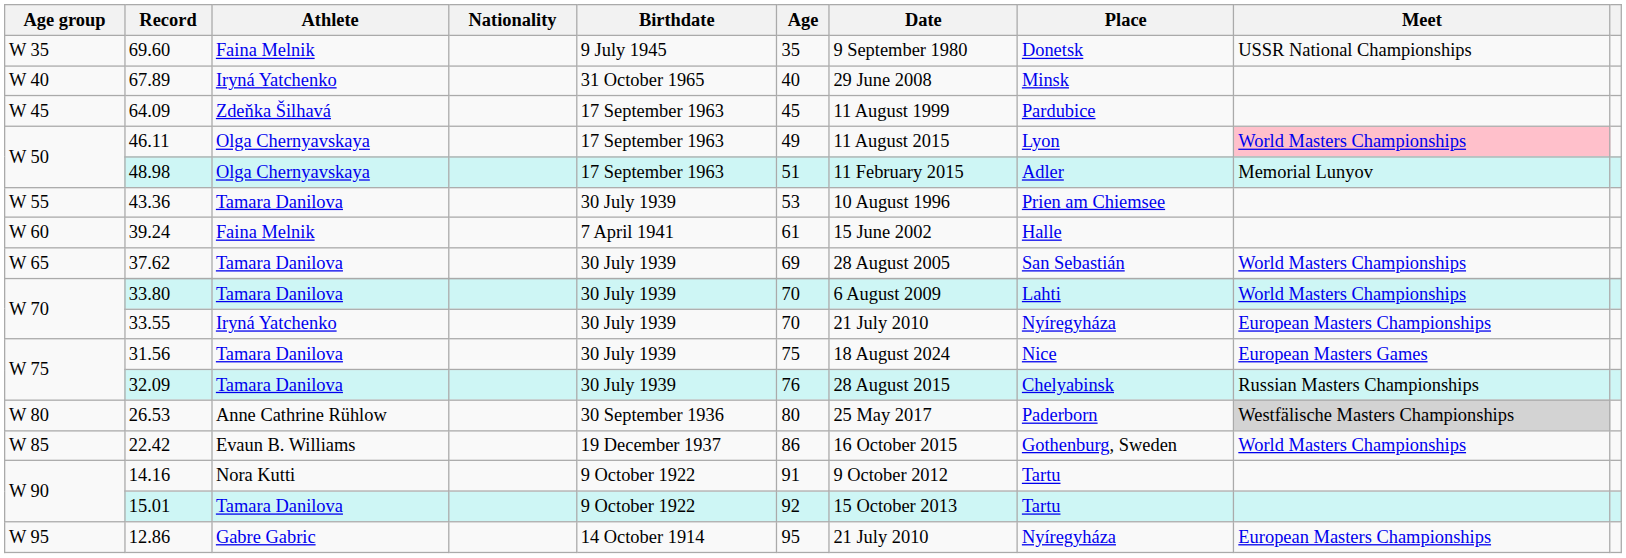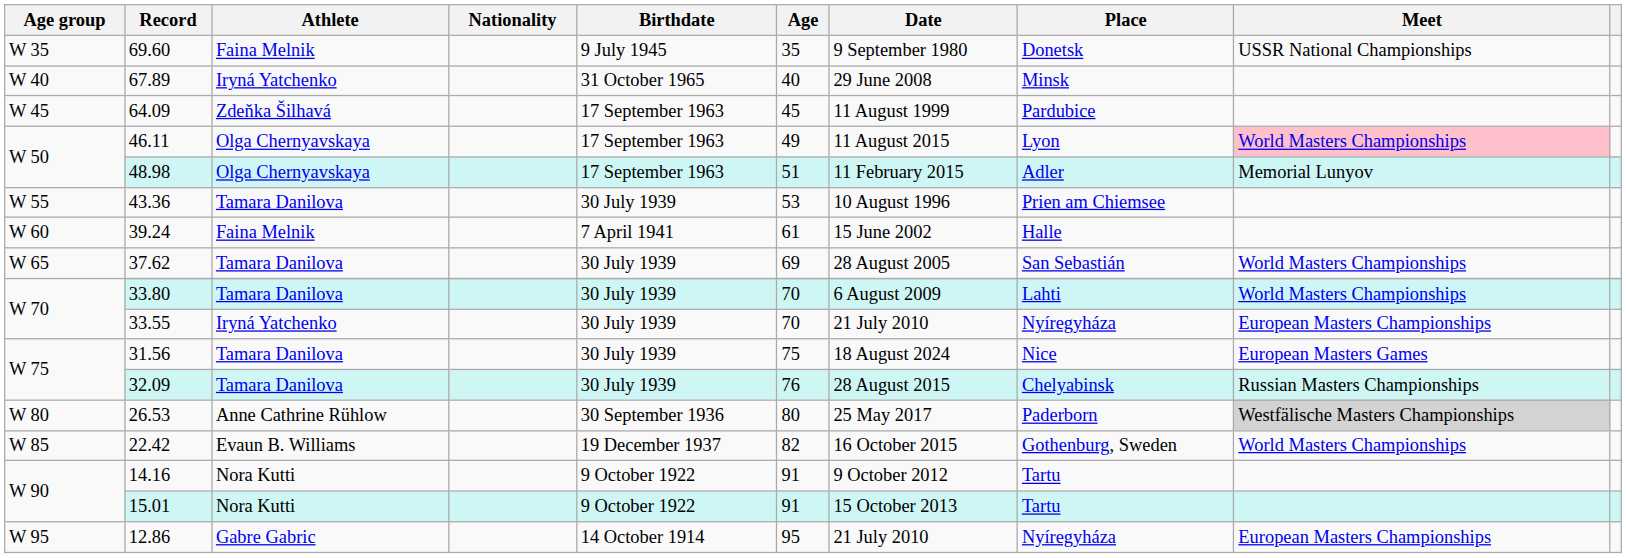(791, 445) 86 -> (791, 445) 82
(279, 506) Tamara Danilova -> (256, 506) Nora Kutti
(791, 506) 92 -> (791, 506) 91
